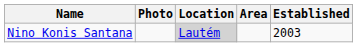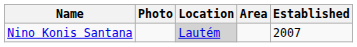(287, 33) 2003 -> (287, 33) 2007
